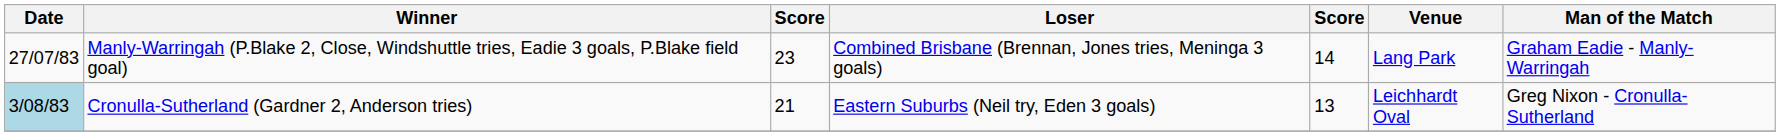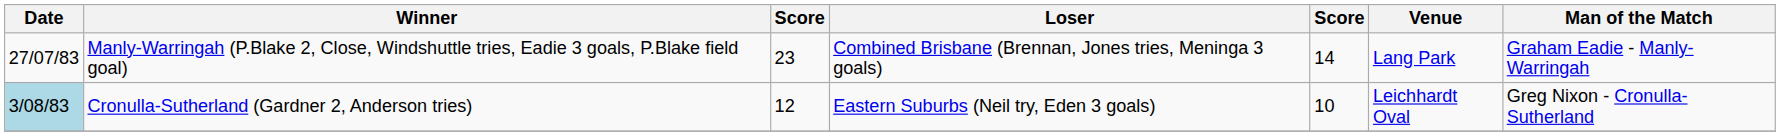(785, 106) 21 -> (785, 106) 12
(1324, 106) 13 -> (1324, 106) 10
